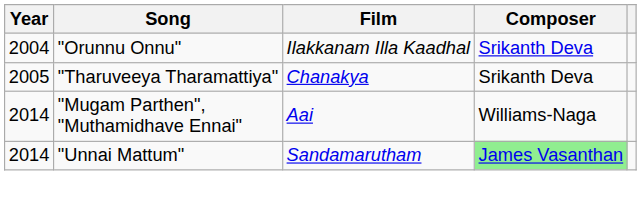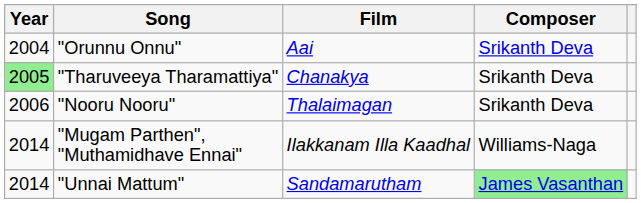(378, 47) Ilakkanam Illa Kaadhal -> (300, 47) Aai
(29, 76) no background -> (29, 76) lightgreen background
+ row: (116, 105)
(300, 116) Aai -> (378, 144) Ilakkanam Illa Kaadhal
